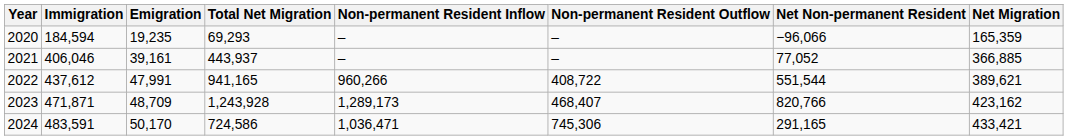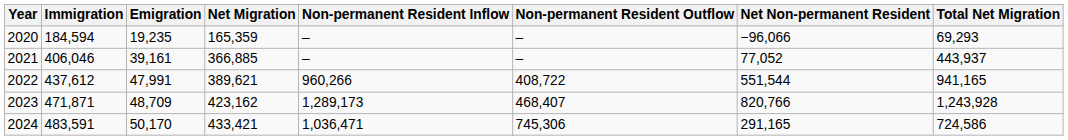columns swapped: (1016, 15) <-> (270, 15)
